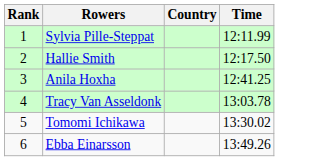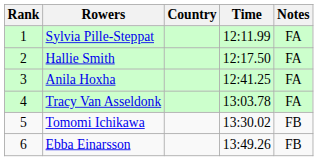+ column: (293, 15)
